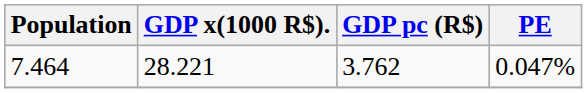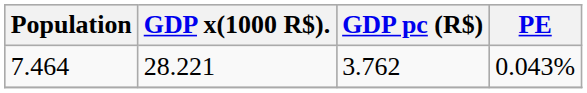(535, 66) 0.047% -> (535, 66) 0.043%
